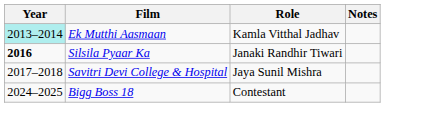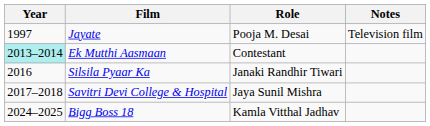+ row: (84, 33)
(286, 33) Kamla Vitthal Jadhav -> (259, 53) Contestant
(20, 53) bold -> (20, 72) normal
(259, 92) Contestant -> (286, 111) Kamla Vitthal Jadhav
